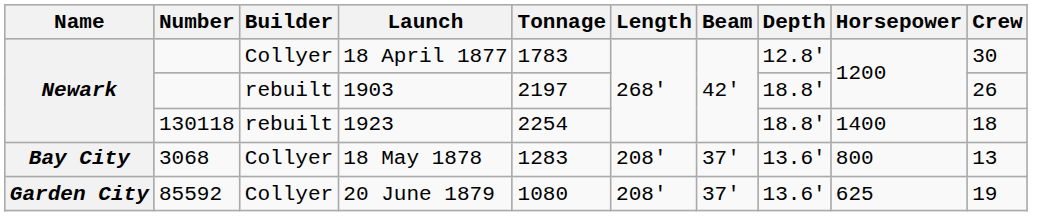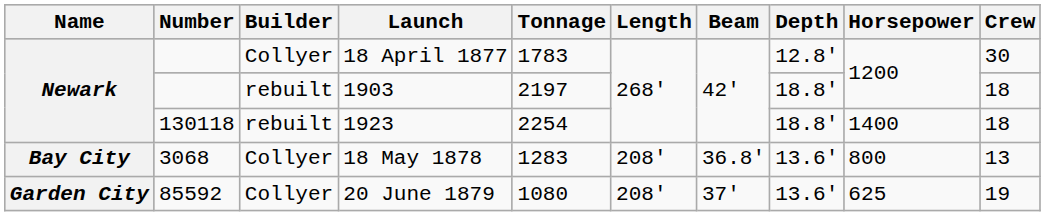(985, 91) 26 -> (997, 91) 18
(721, 159) 37' -> (734, 159) 36.8'
